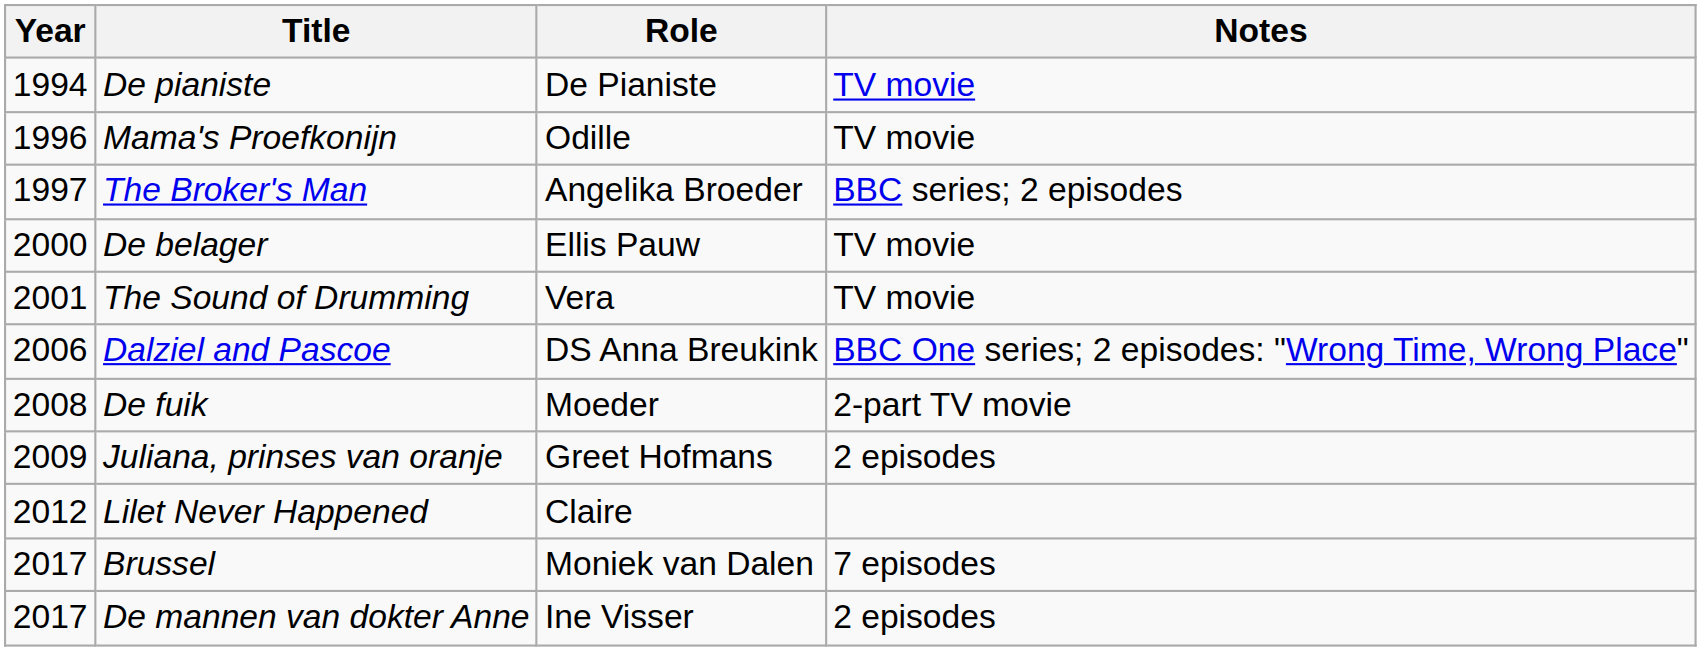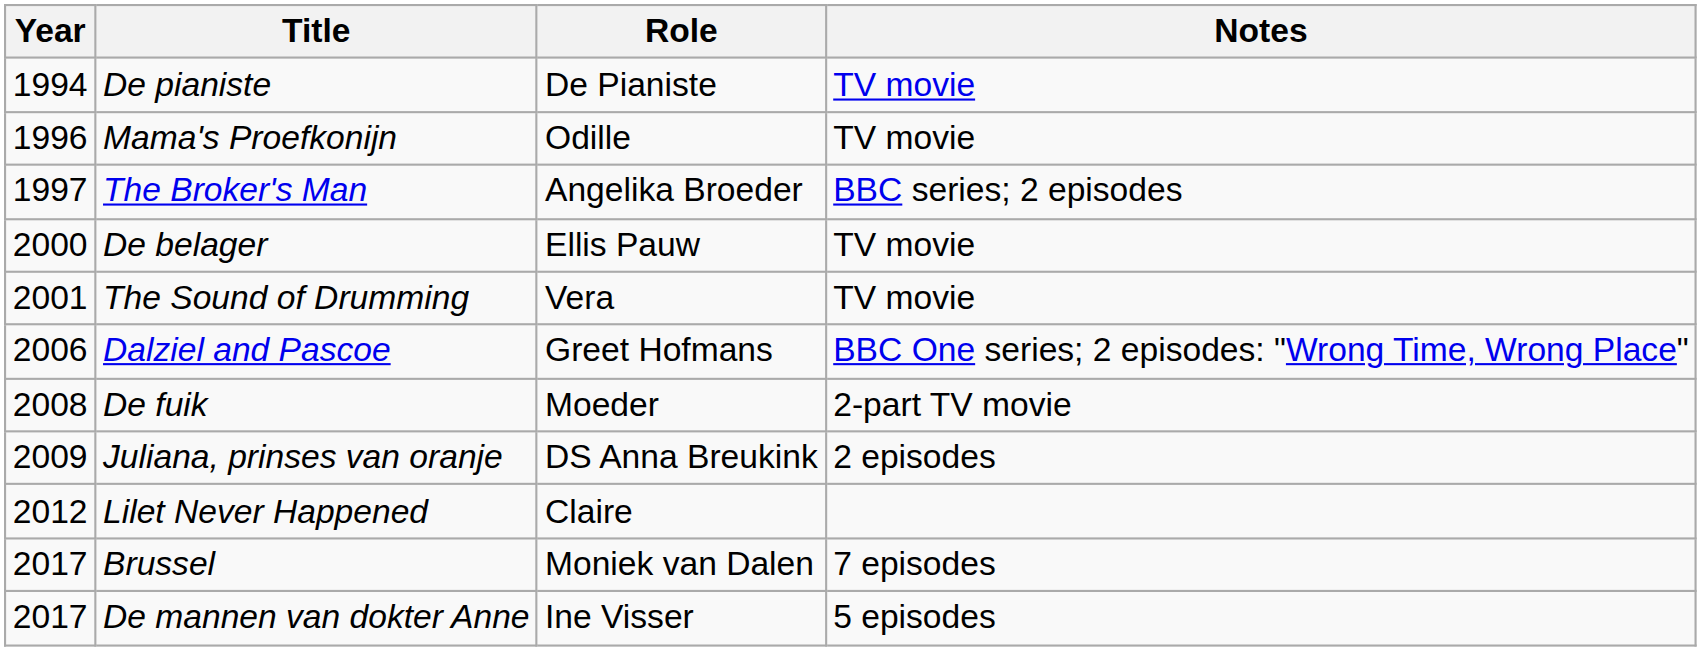(681, 350) DS Anna Breukink -> (659, 350) Greet Hofmans
(659, 457) Greet Hofmans -> (681, 457) DS Anna Breukink
(914, 617) 2 episodes -> (914, 617) 5 episodes
